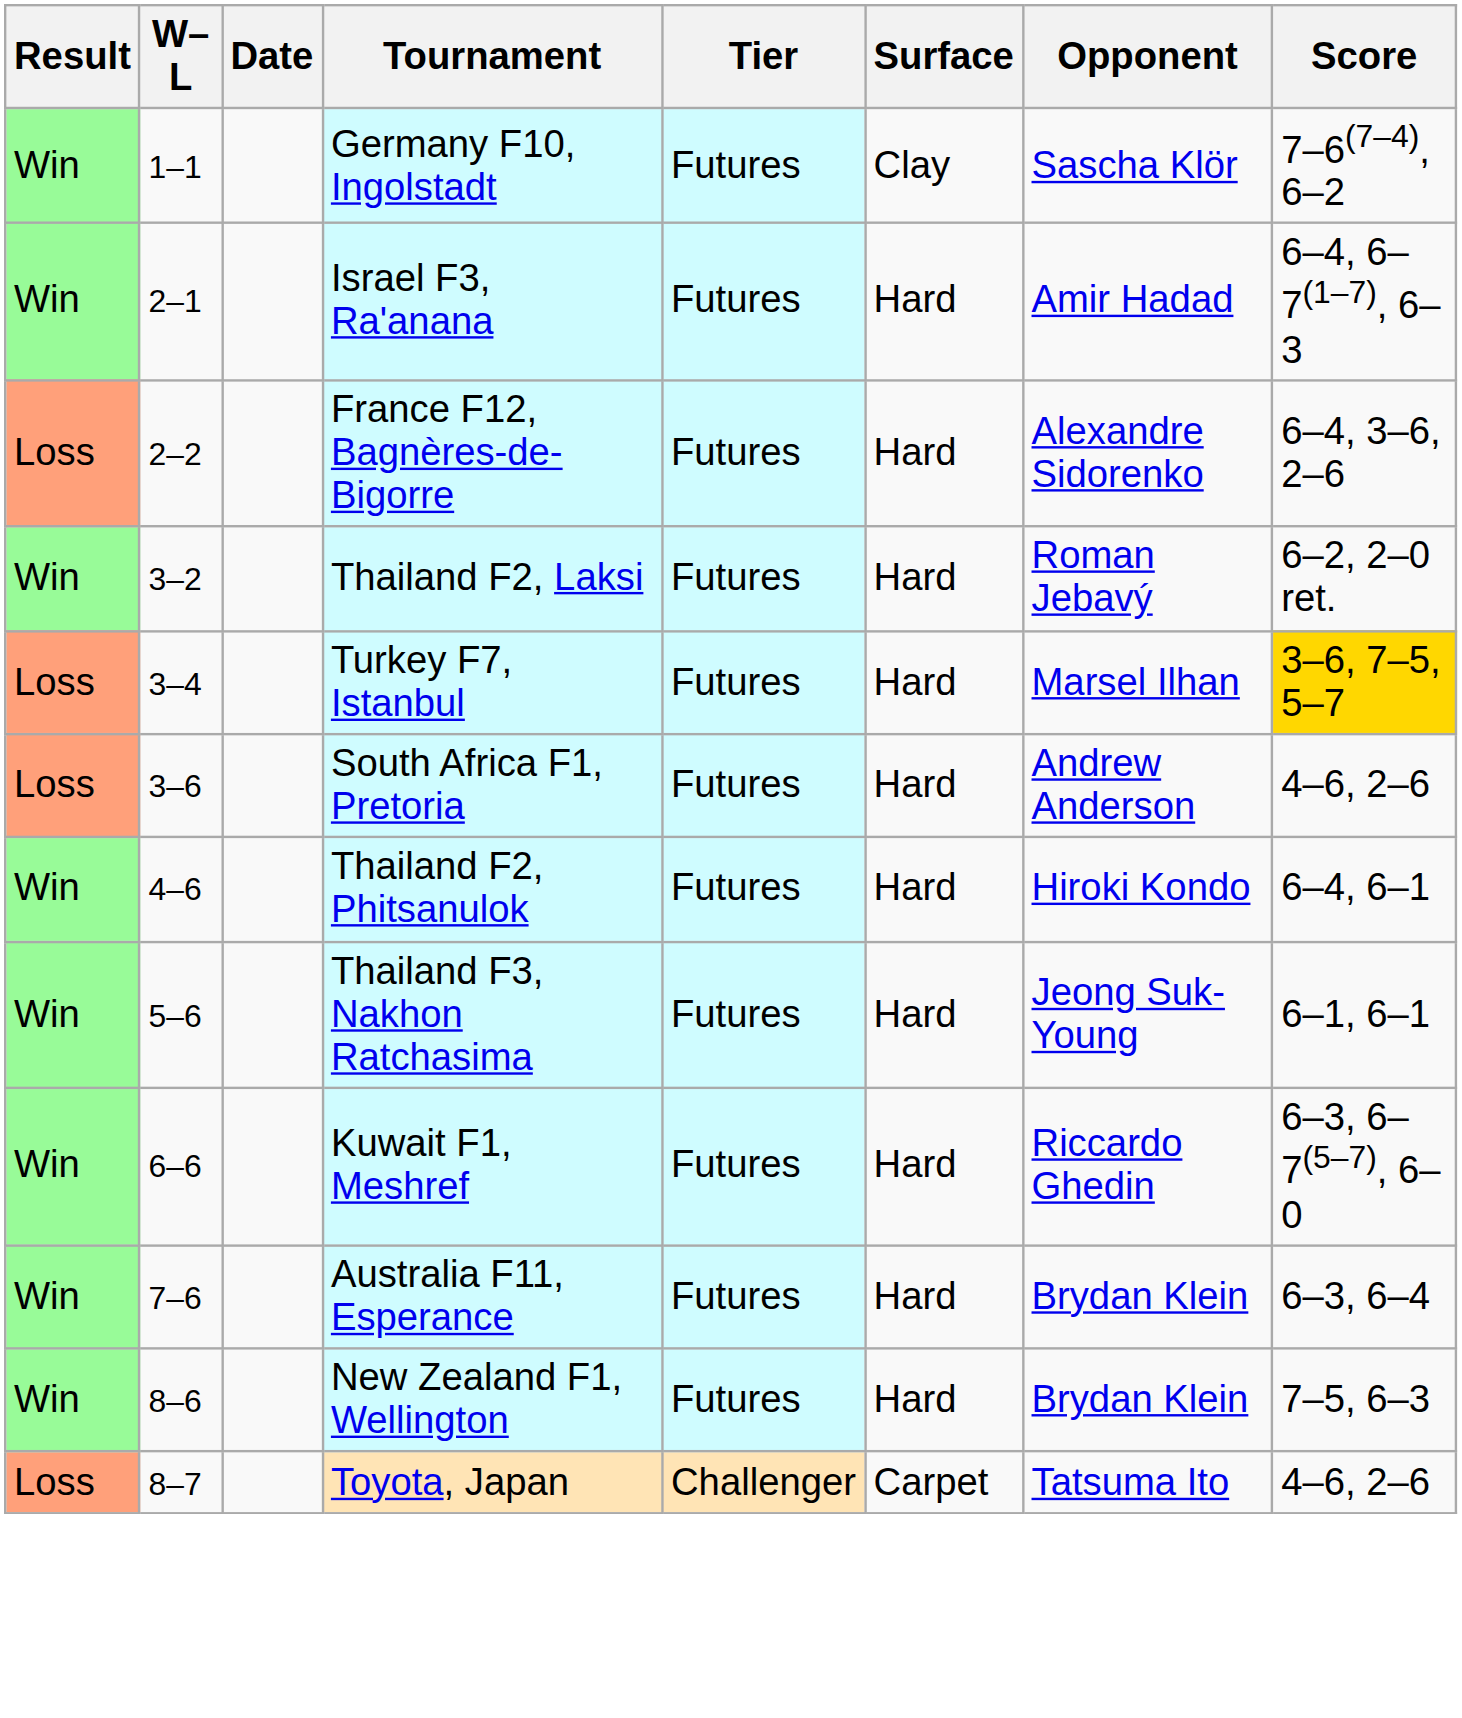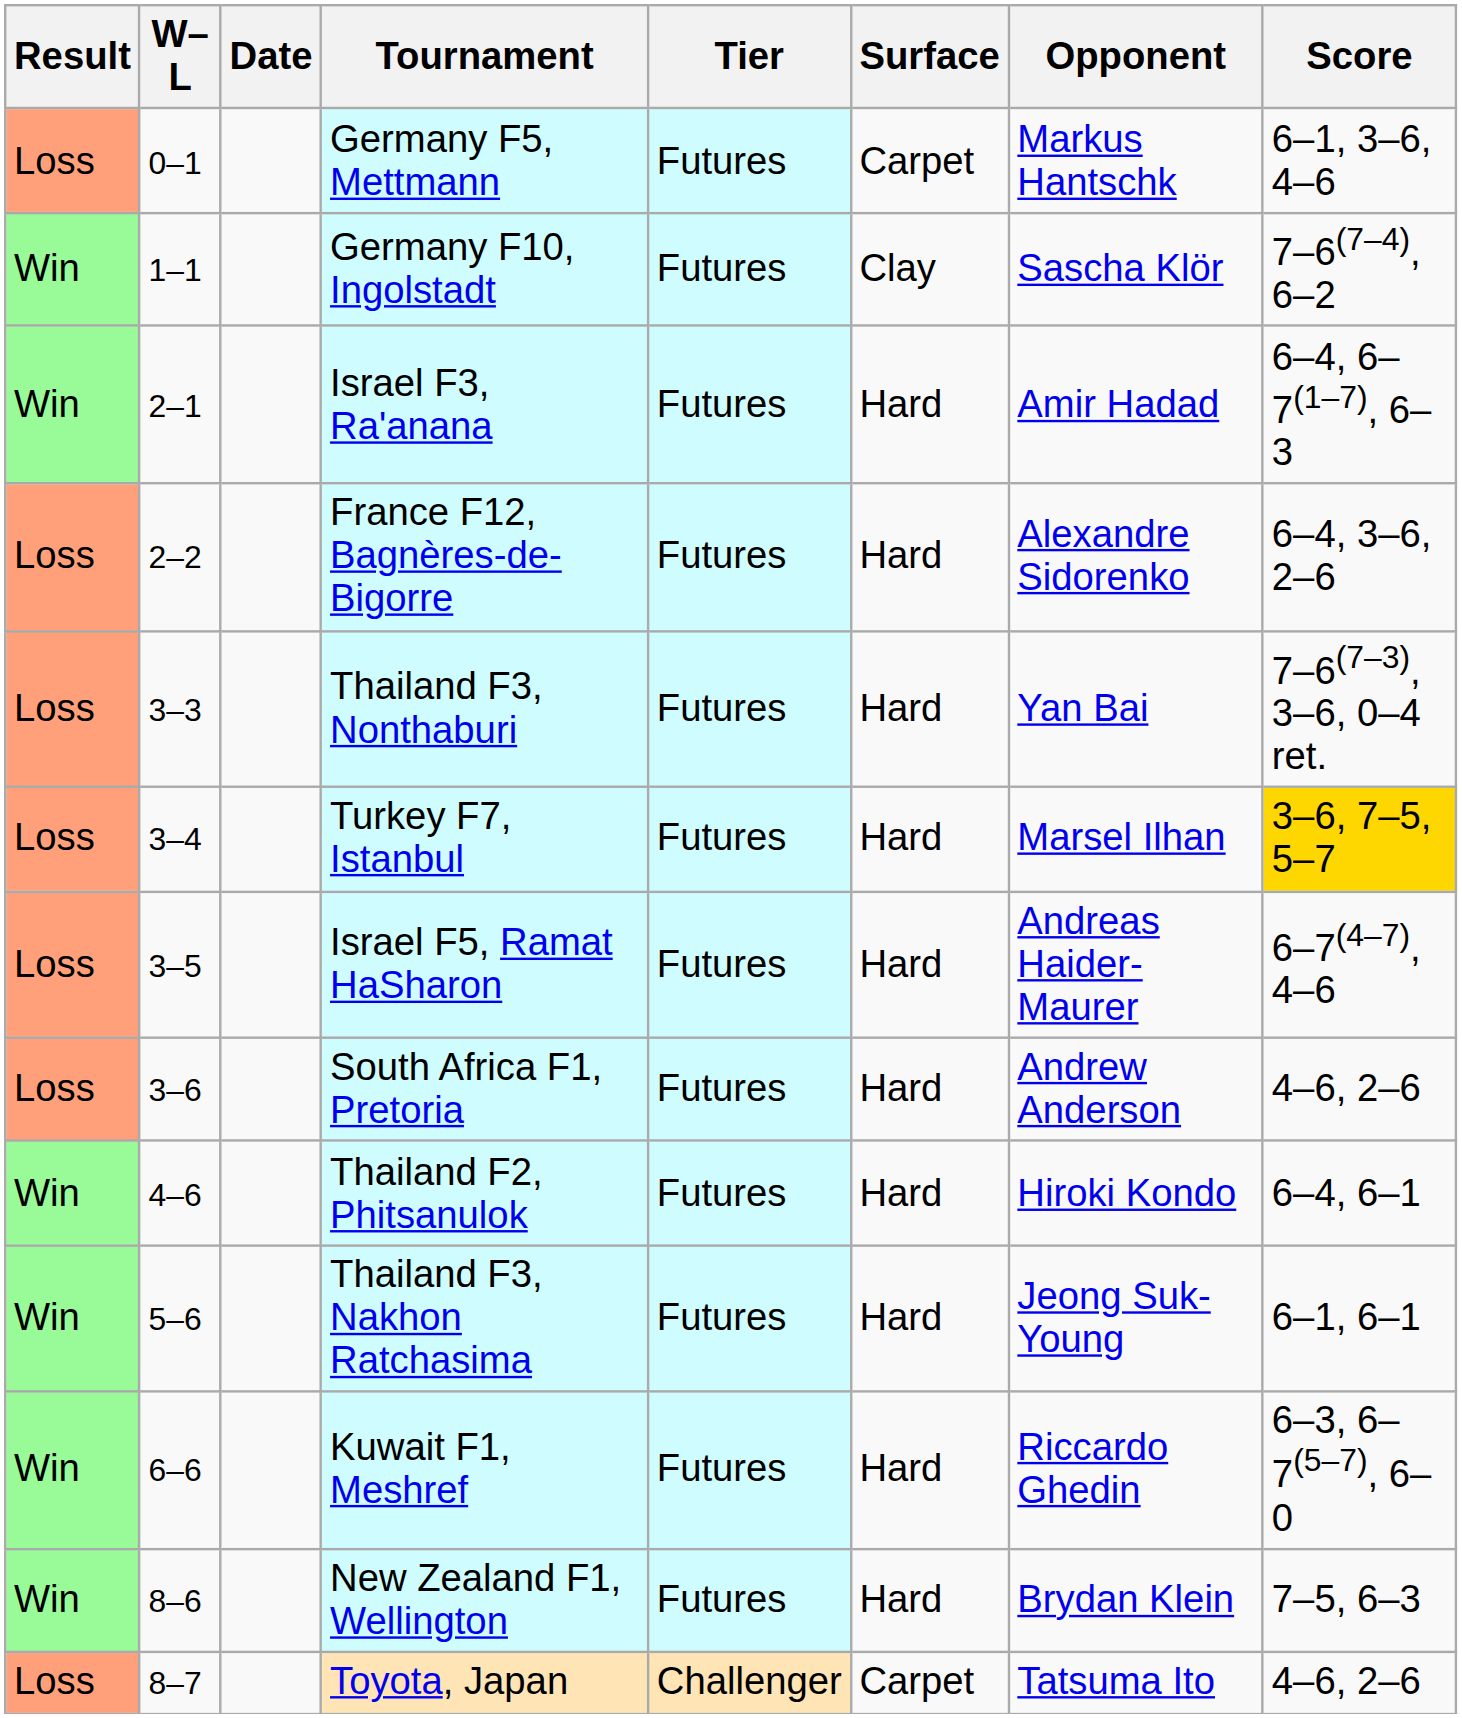+ row: (442, 159)
- row: (487, 577)
+ row: (436, 708)
+ row: (471, 963)
- row: (447, 1296)
